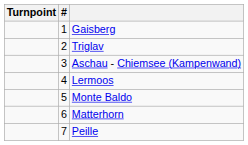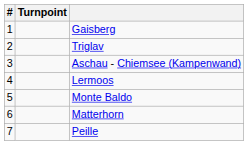columns swapped: (64, 13) <-> (31, 13)
